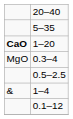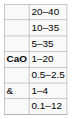+ row: (45, 28)
- row: (45, 59)
